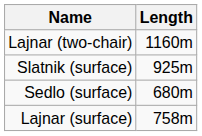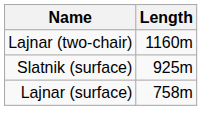- row: (78, 93)
